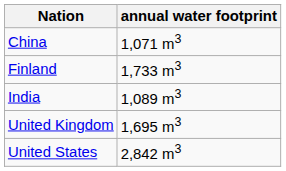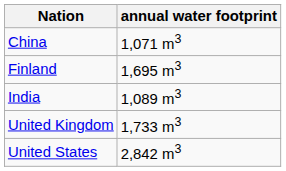(151, 69) 1,733 m3 -> (151, 69) 1,695 m3
(151, 124) 1,695 m3 -> (151, 124) 1,733 m3
